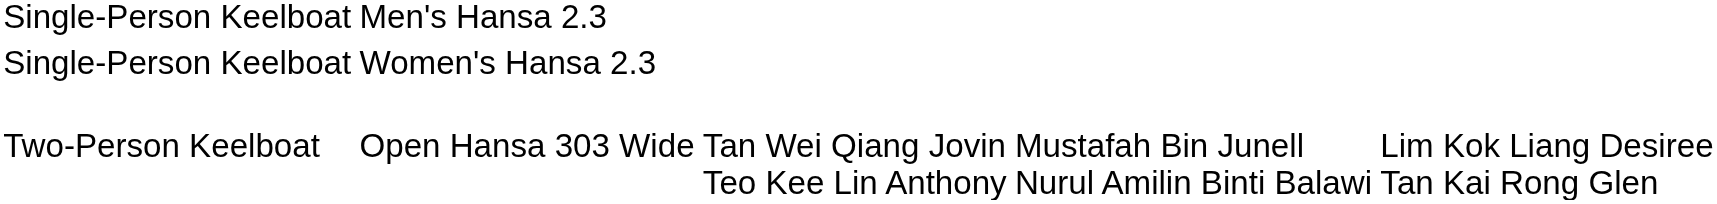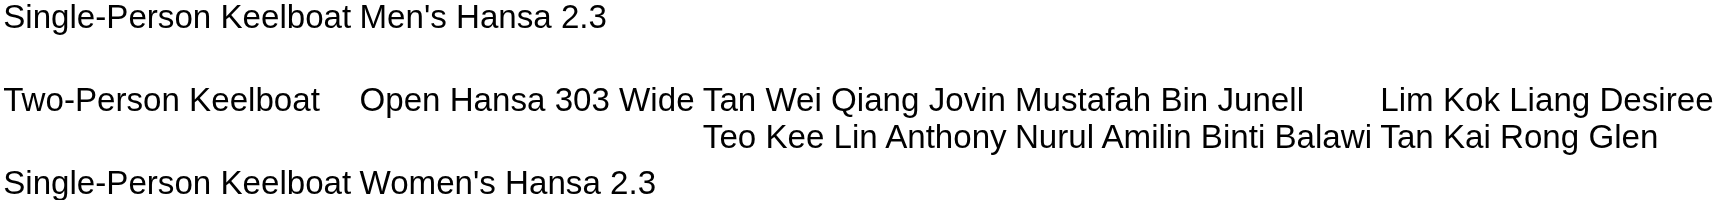rows swapped: (177, 62) <-> (162, 145)
